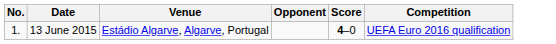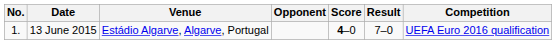+ column: (384, 13)
